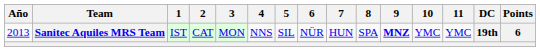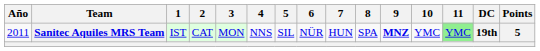(18, 32) 2013 -> (18, 32) 2011
(458, 32) no background -> (458, 32) lightgreen background
(518, 32) 6 -> (517, 32) 5
